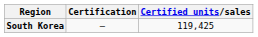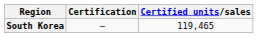(196, 26) 119,425 -> (196, 26) 119,465
